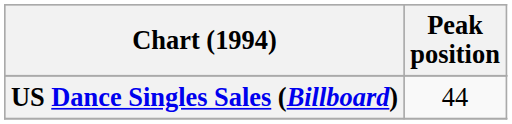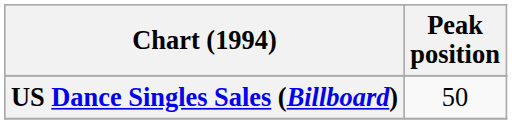(455, 97) 44 -> (455, 97) 50
